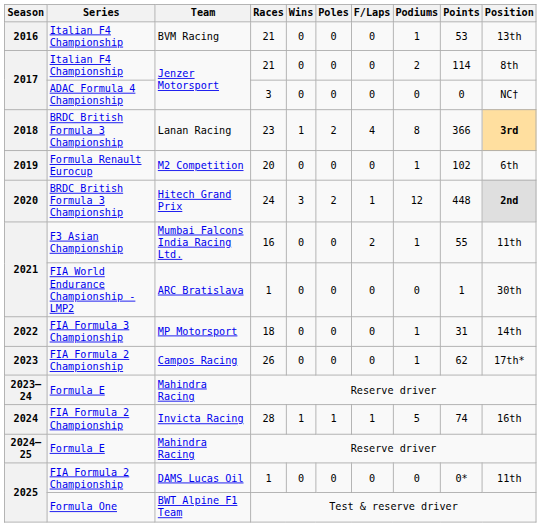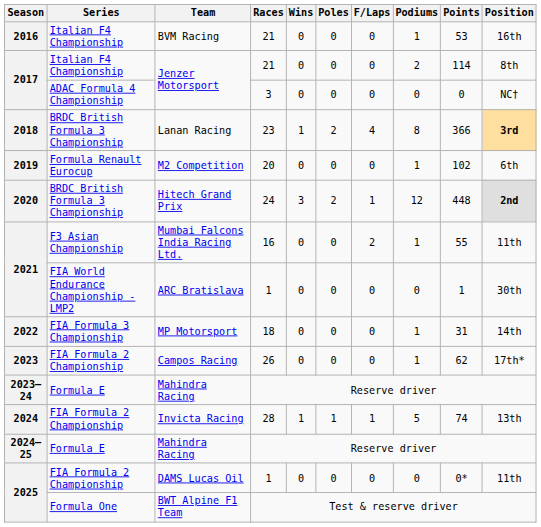(509, 36) 13th -> (509, 36) 16th
(509, 419) 16th -> (509, 419) 13th
